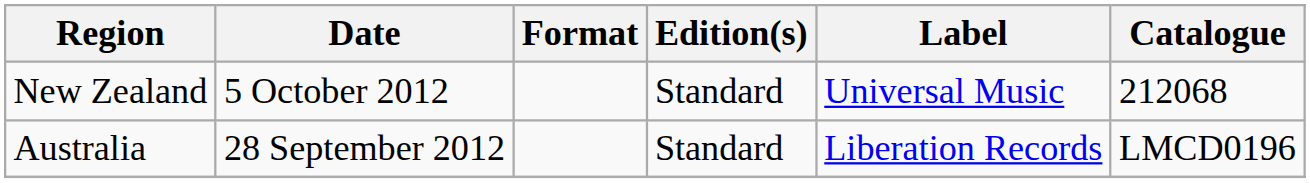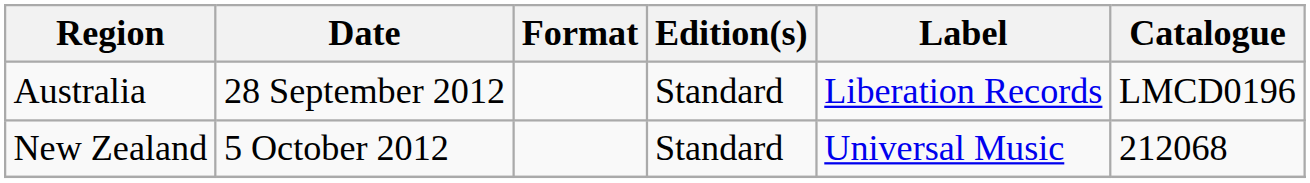rows swapped: (80, 147) <-> (110, 90)
